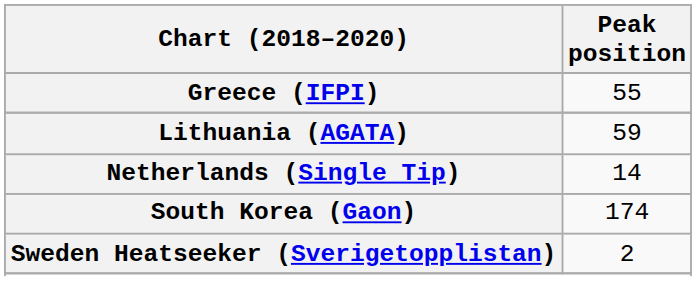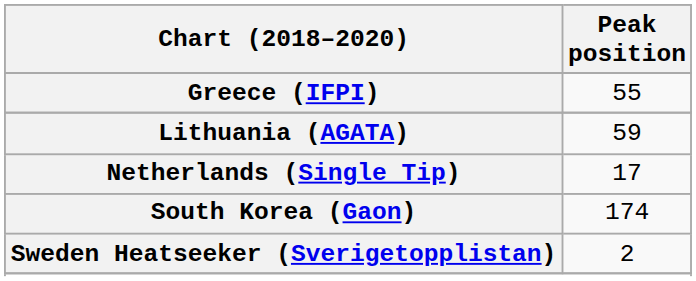(627, 173) 14 -> (627, 173) 17
